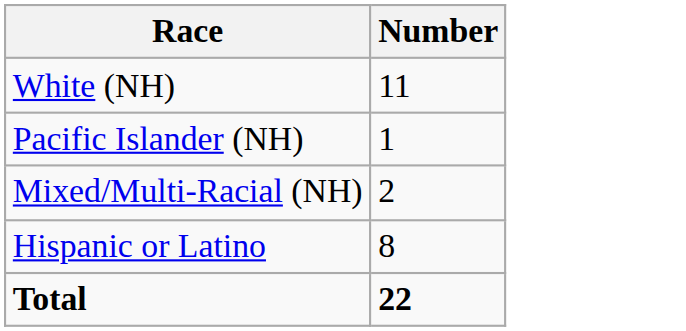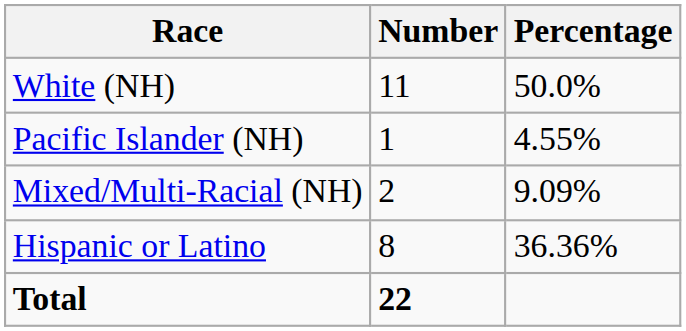+ column: (593, 31)
